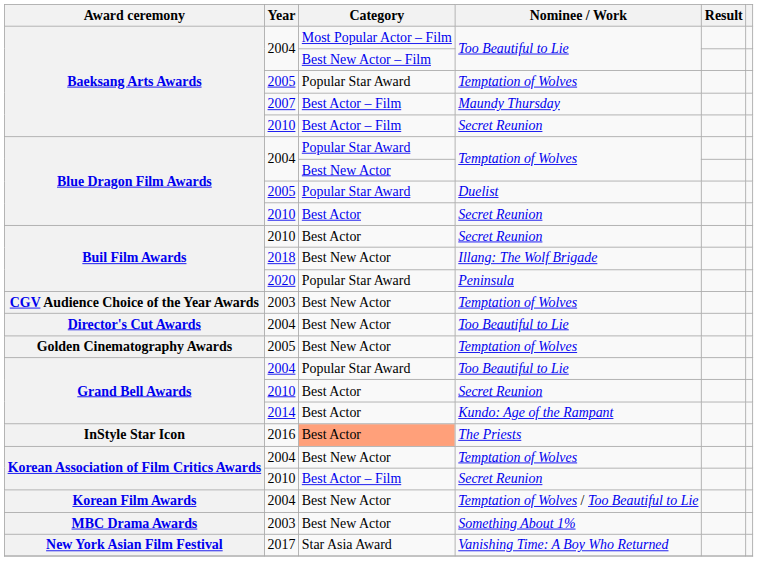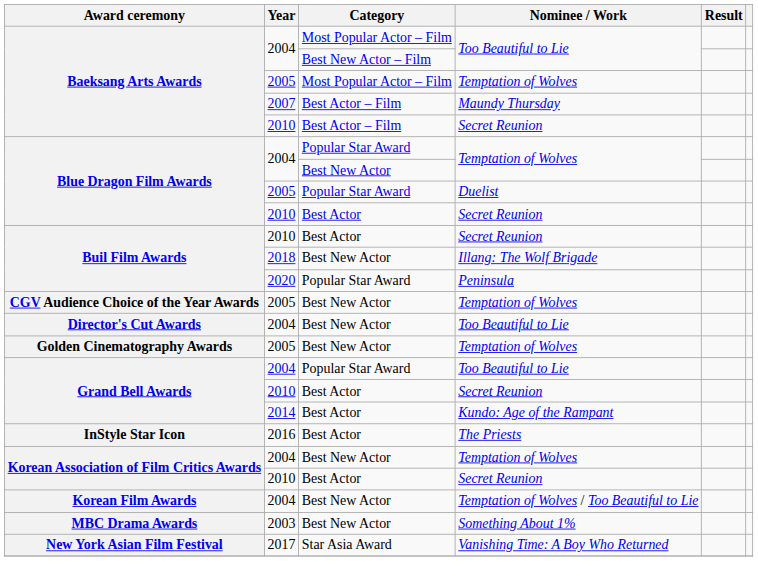(356, 81) Popular Star Award -> (377, 81) Most Popular Actor – Film
(281, 302) 2003 -> (281, 302) 2005
(331, 434) lightsalmon background -> (331, 434) no background
(352, 479) Best Actor – Film -> (331, 479) Best Actor
